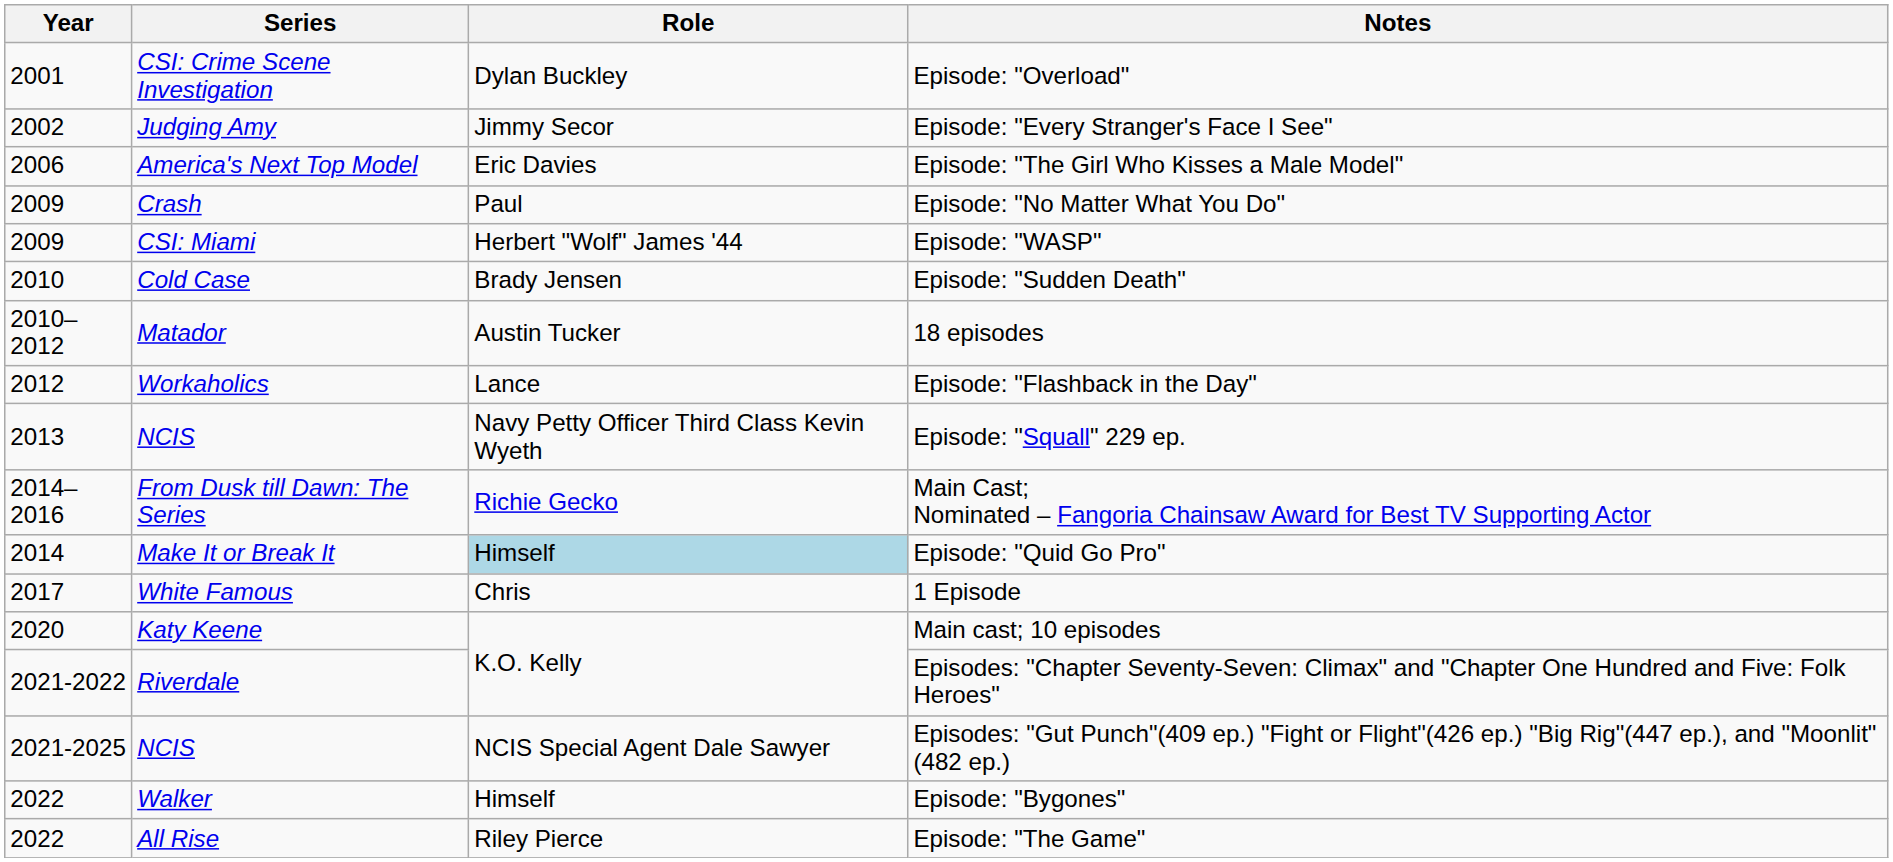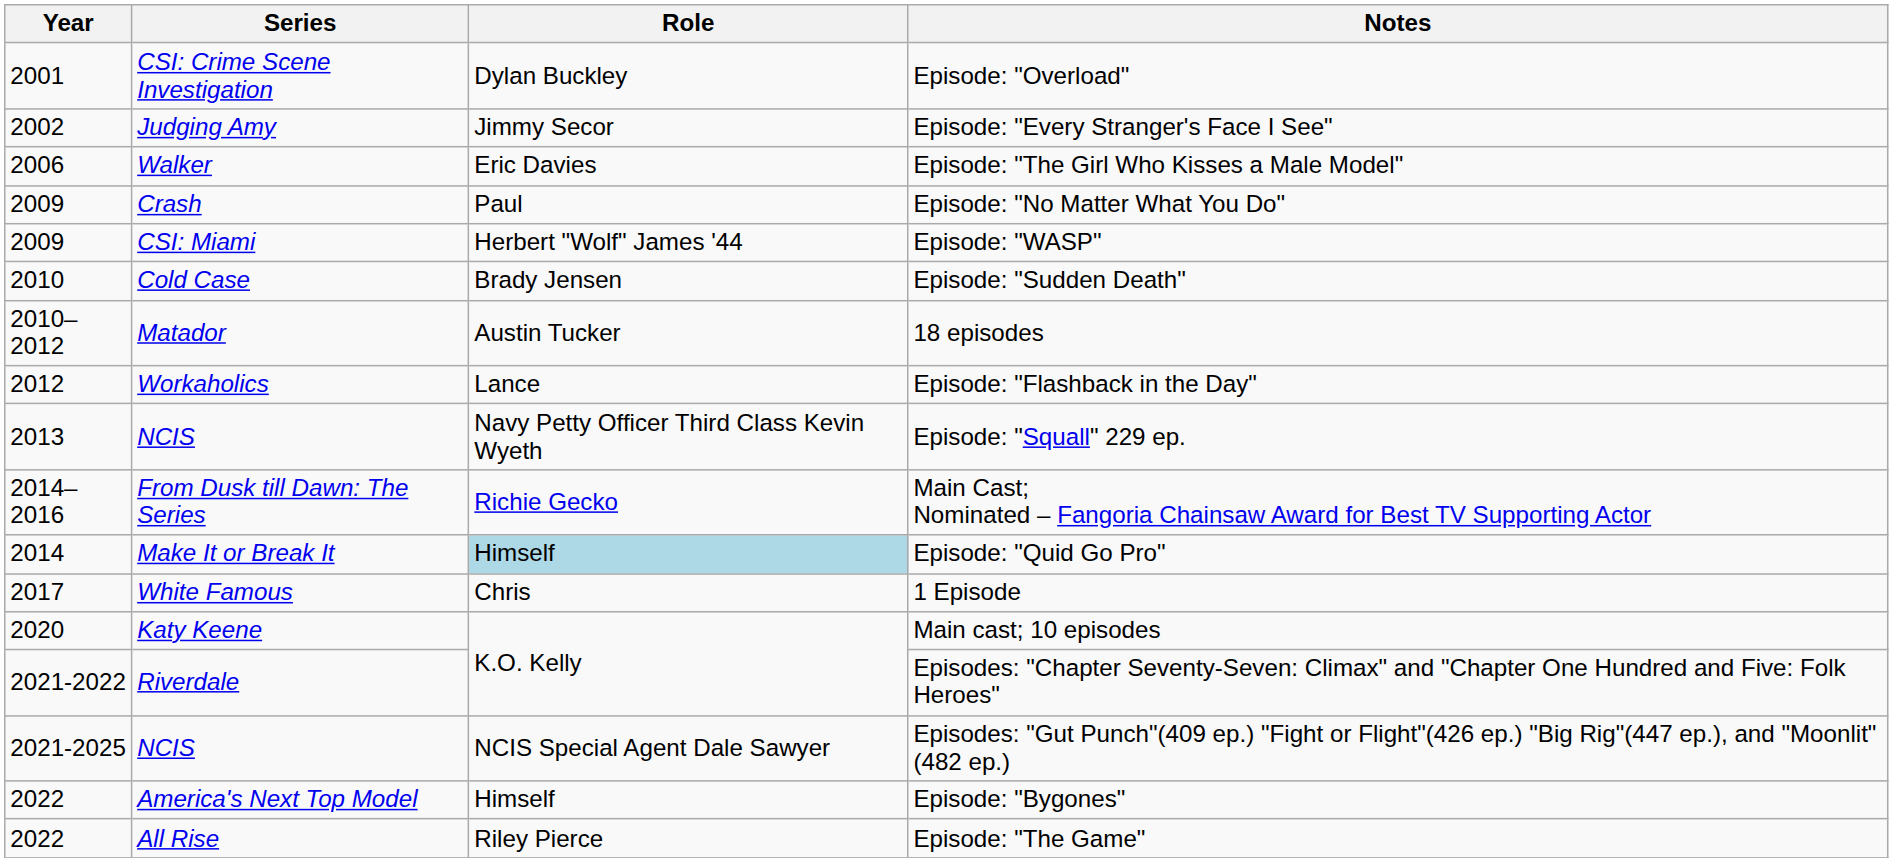(277, 165) America's Next Top Model -> (175, 165) Walker
(175, 799) Walker -> (277, 799) America's Next Top Model
